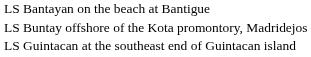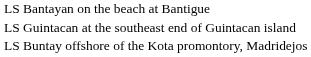rows swapped: (156, 27) <-> (150, 46)
